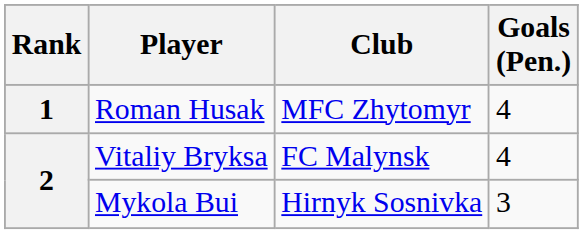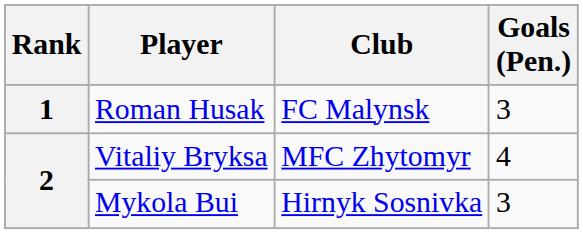(376, 108) MFC Zhytomyr -> (355, 108) FC Malynsk
(503, 108) 4 -> (503, 108) 3
(355, 155) FC Malynsk -> (376, 155) MFC Zhytomyr
